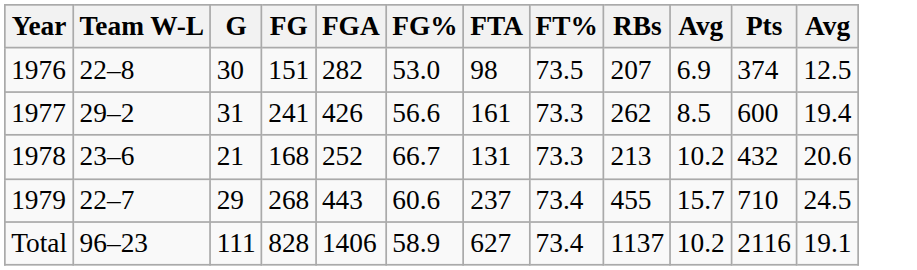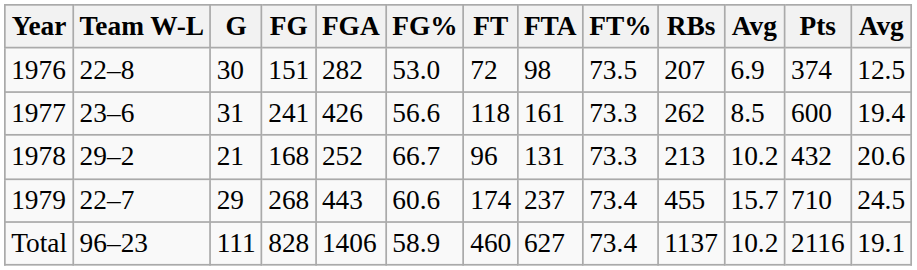+ column: (491, 26)
(107, 112) 29–2 -> (107, 112) 23–6
(107, 156) 23–6 -> (107, 156) 29–2
